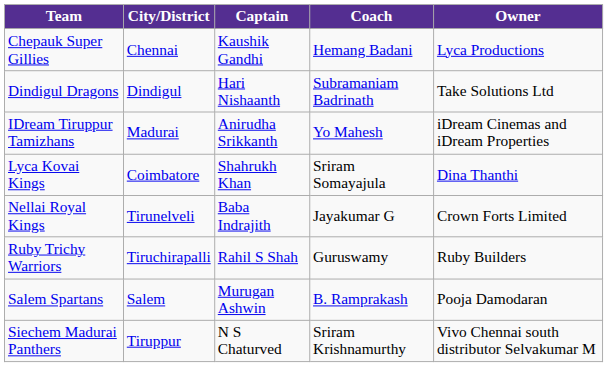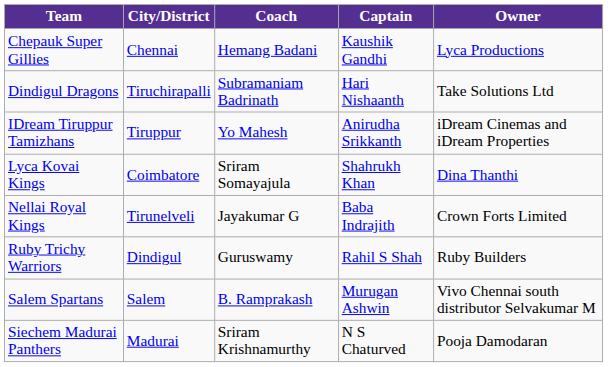columns swapped: (262, 16) <-> (371, 16)
(154, 91) Dindigul -> (169, 91) Tiruchirapalli
(153, 132) Madurai -> (154, 132) Tiruppur
(169, 257) Tiruchirapalli -> (154, 257) Dindigul
(492, 299) Pooja Damodaran -> (516, 299) Vivo Chennai south distributor Selvakumar M
(154, 341) Tiruppur -> (153, 341) Madurai
(516, 341) Vivo Chennai south distributor Selvakumar M -> (492, 341) Pooja Damodaran
